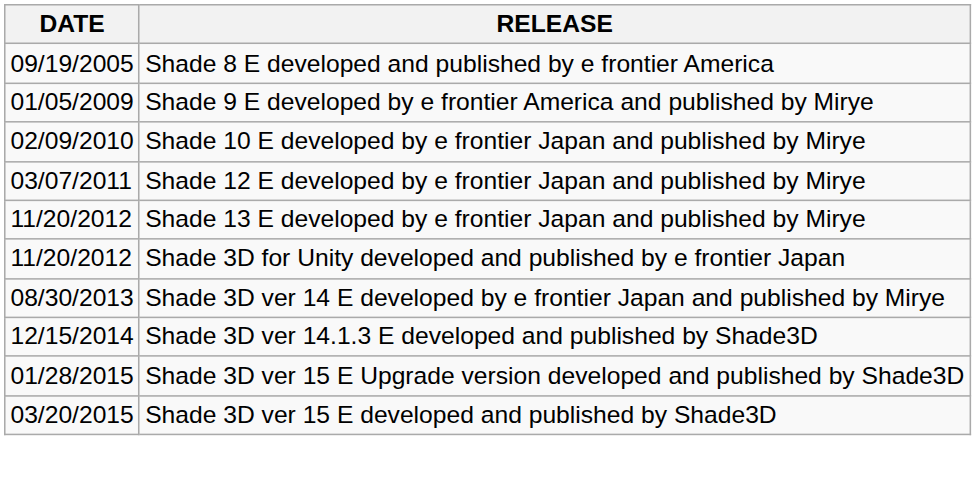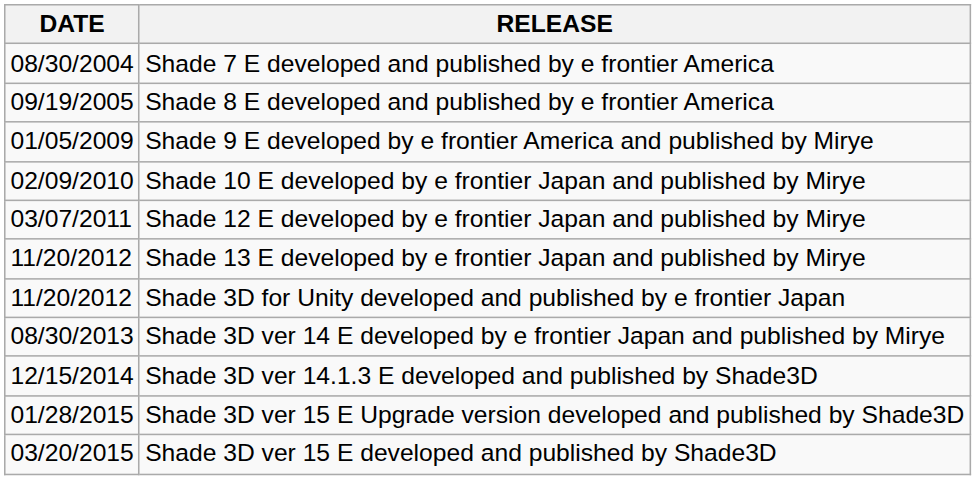+ row: (460, 63)
